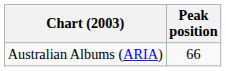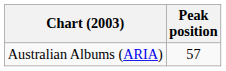(193, 54) 66 -> (193, 54) 57
